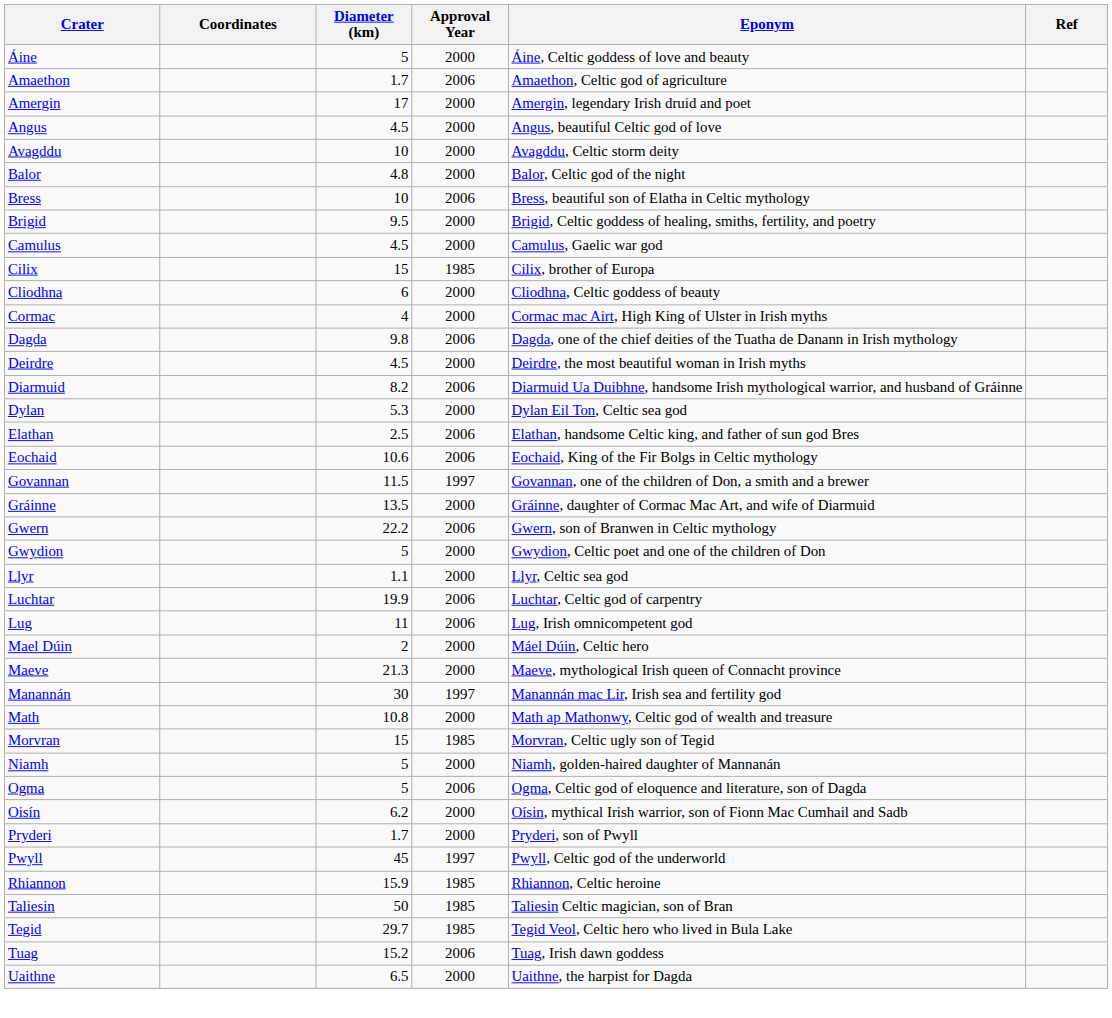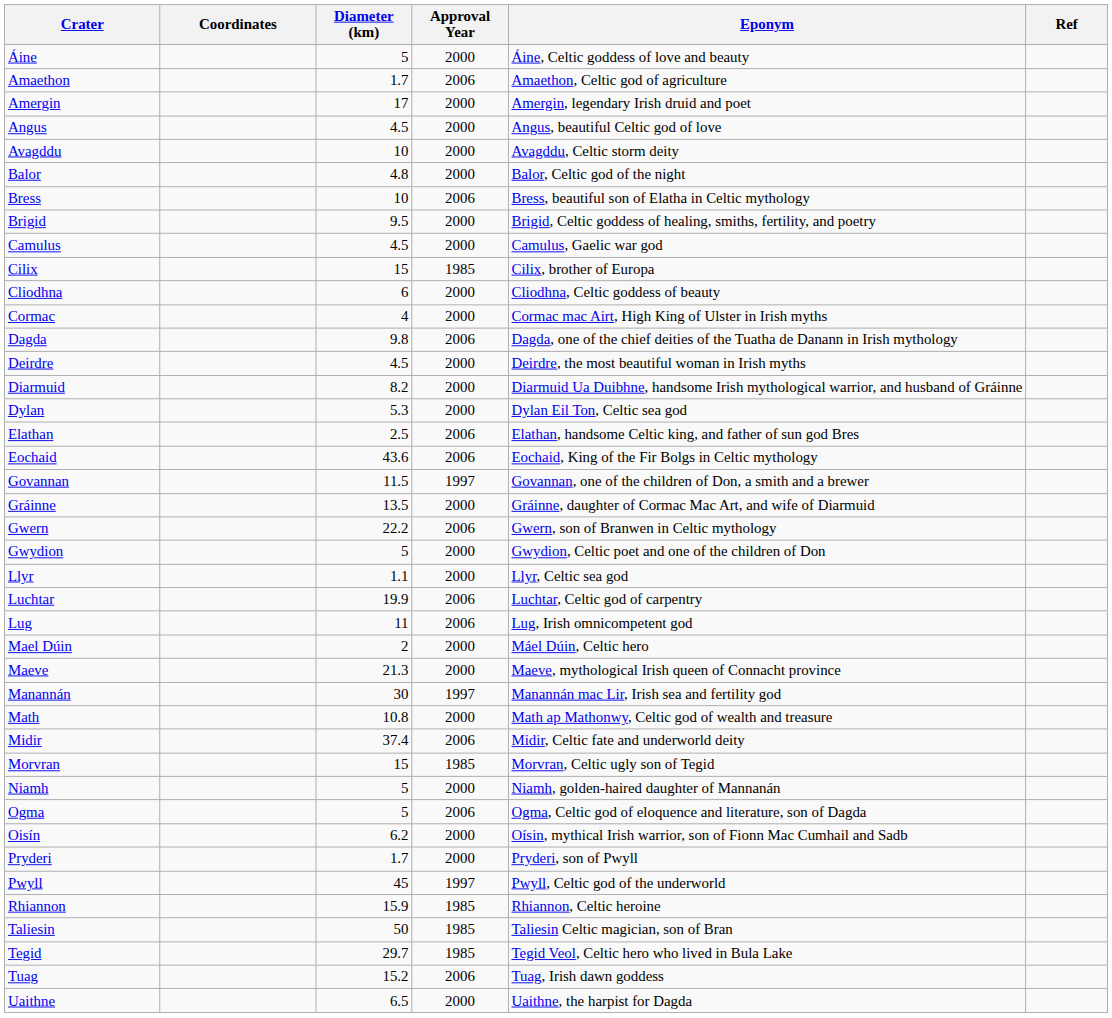(460, 387) 2006 -> (460, 387) 2000
(395, 457) 10.6 -> (395, 457) 43.6
+ row: (25, 741)
